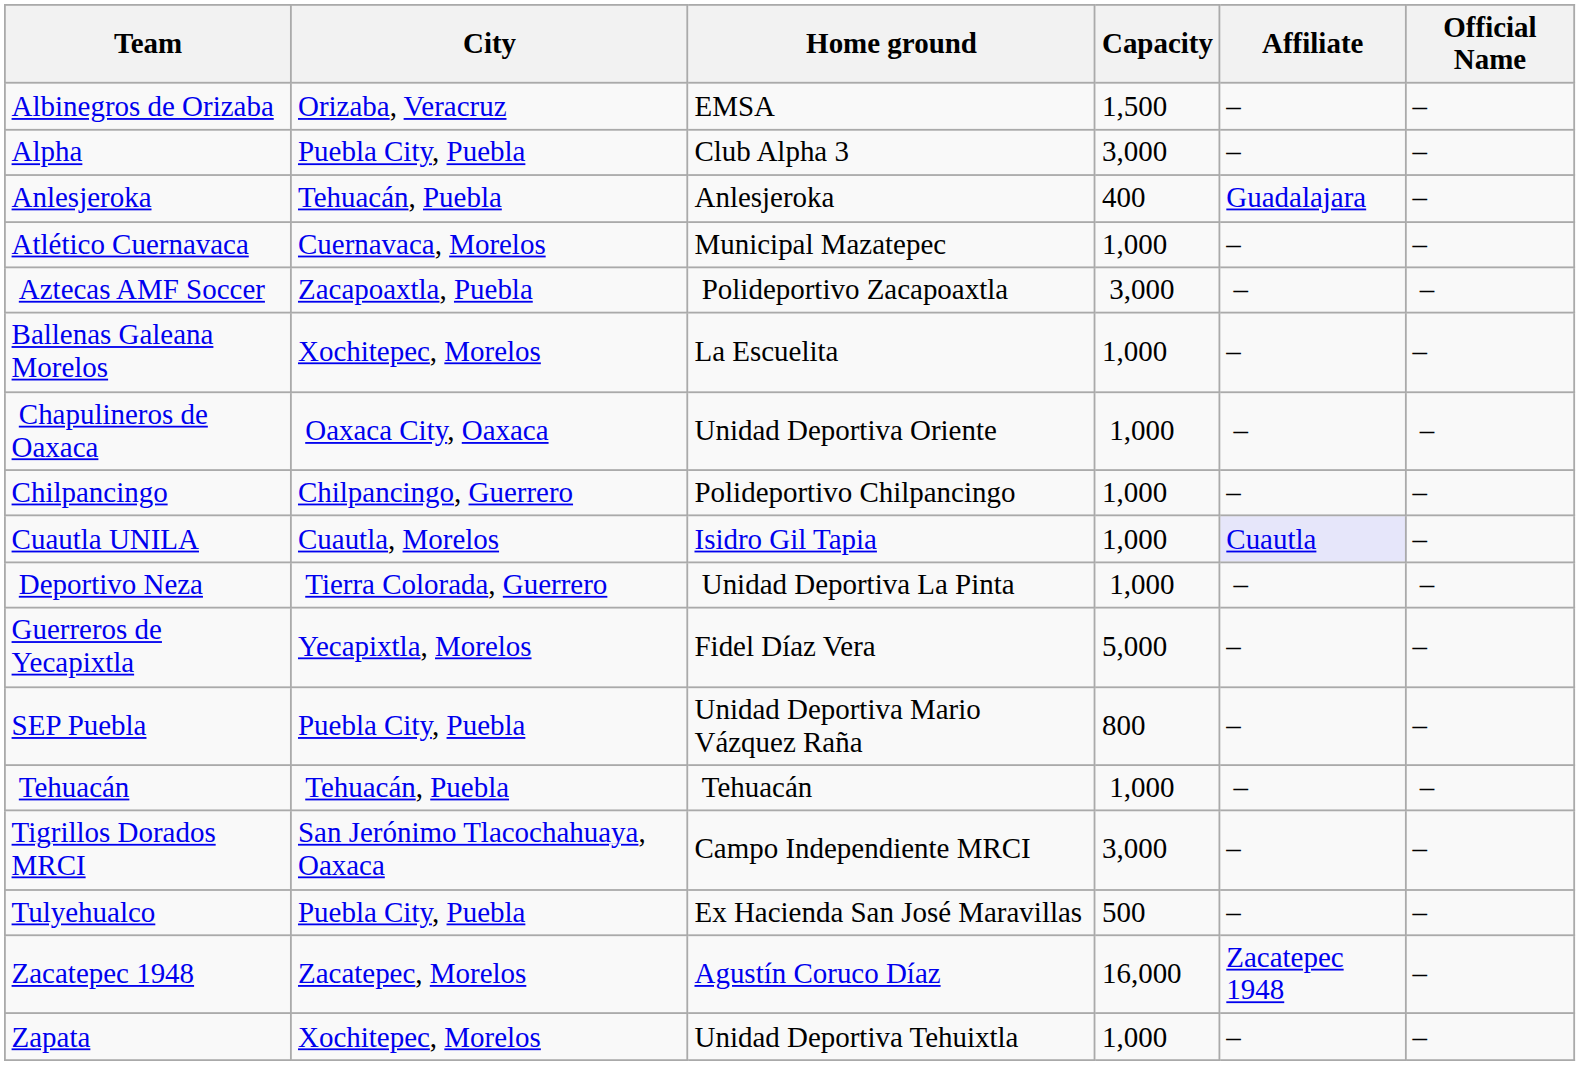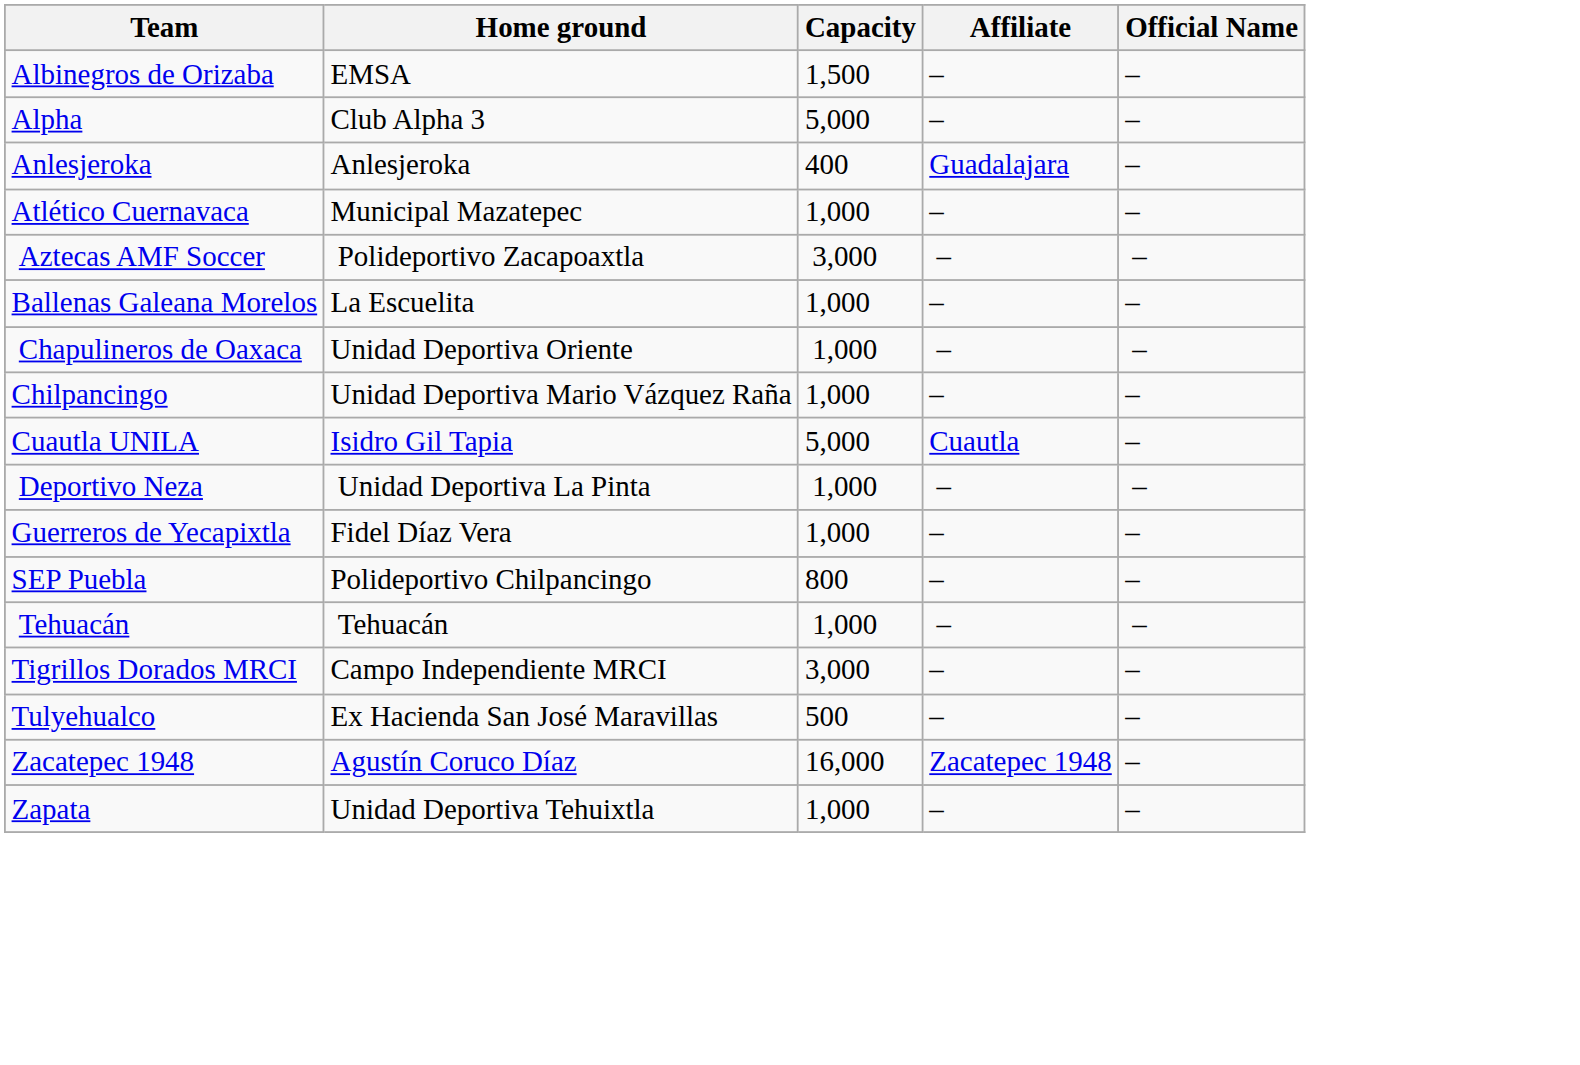- column: (490, 43)
(1135, 151) 3,000 -> (838, 119) 5,000
(855, 492) Polideportivo Chilpancingo -> (561, 394) Unidad Deportiva Mario Vázquez Raña
(1135, 538) 1,000 -> (838, 440) 5,000
(1271, 538) lavender background -> (974, 440) no background
(1135, 646) 5,000 -> (838, 532) 1,000
(838, 725) Unidad Deportiva Mario Vázquez Raña -> (491, 578) Polideportivo Chilpancingo
